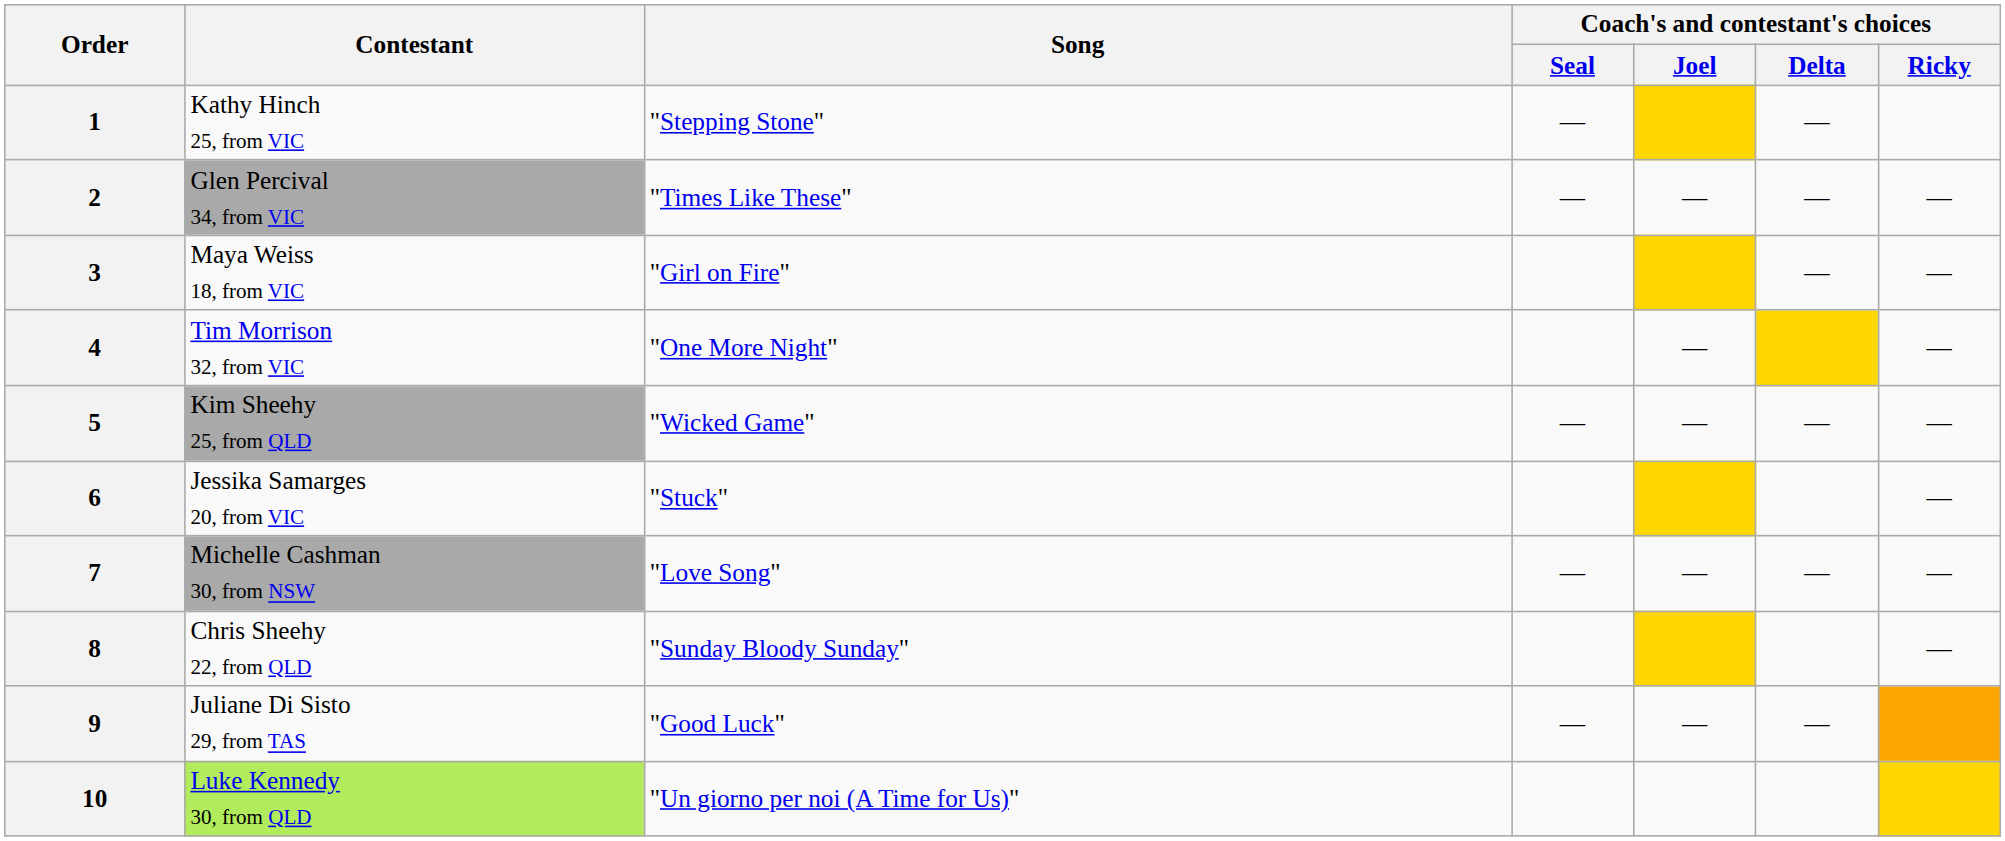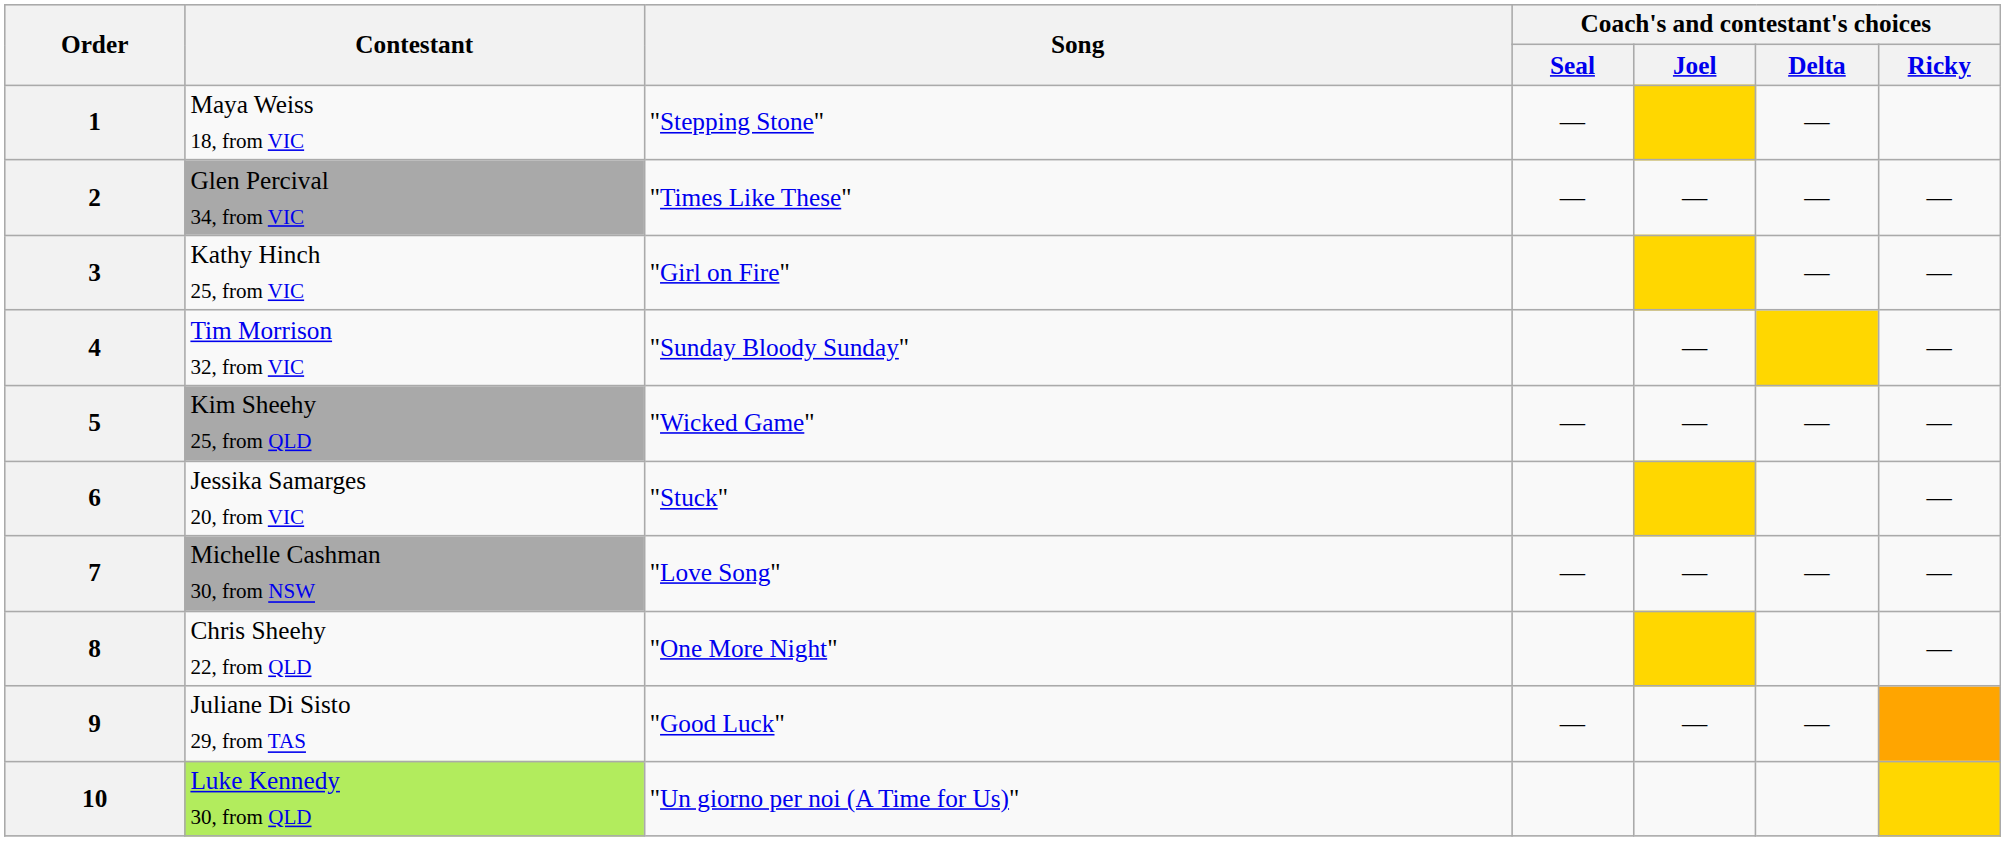(255, 122) Kathy Hinch 25, from VIC -> (252, 122) Maya Weiss 18, from VIC
(252, 272) Maya Weiss 18, from VIC -> (255, 272) Kathy Hinch 25, from VIC
(744, 347) "One More Night" -> (779, 347) "Sunday Bloody Sunday"
(779, 648) "Sunday Bloody Sunday" -> (744, 648) "One More Night"
